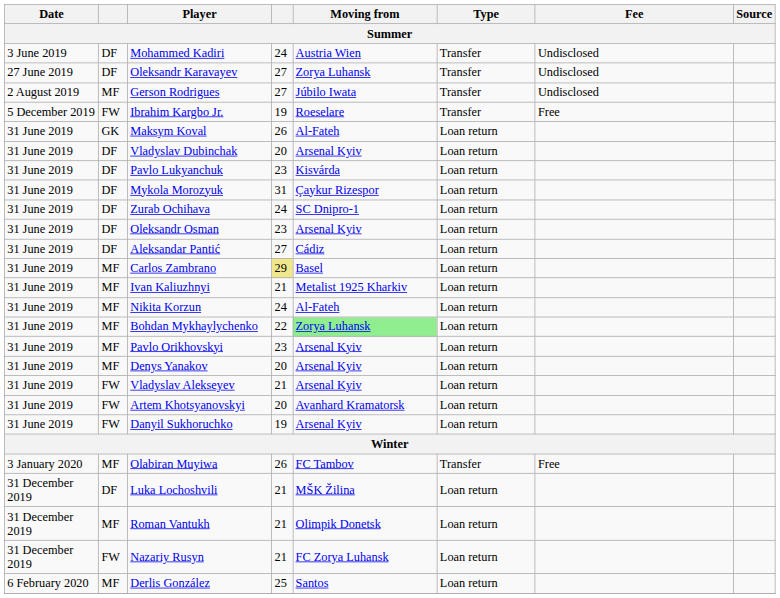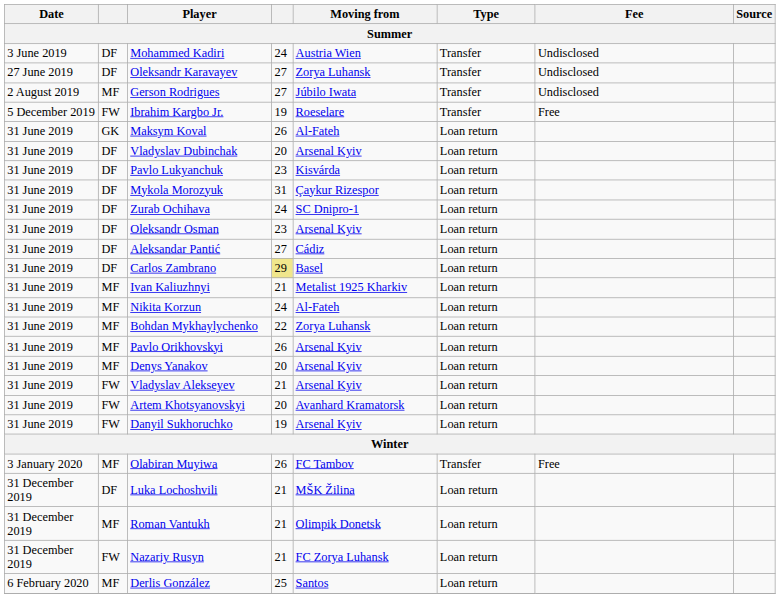(110, 268) MF -> (109, 268) DF
(333, 326) lightgreen background -> (333, 326) no background
(281, 346) 23 -> (281, 346) 26
